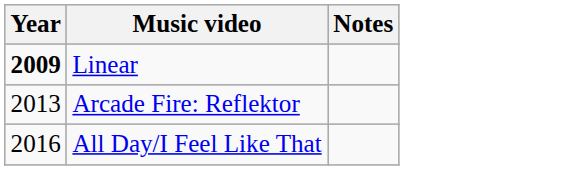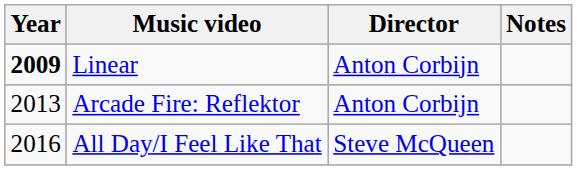+ column: (414, 24)
